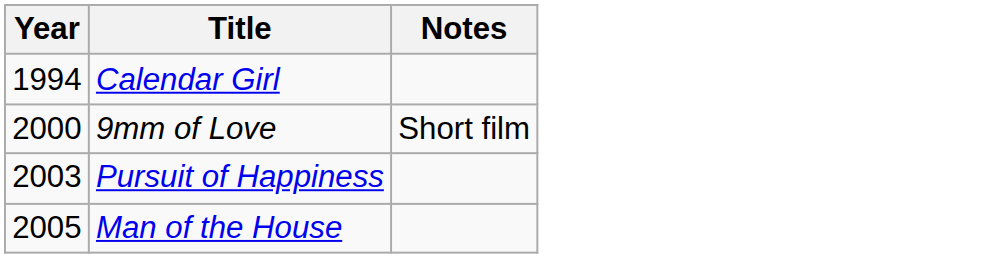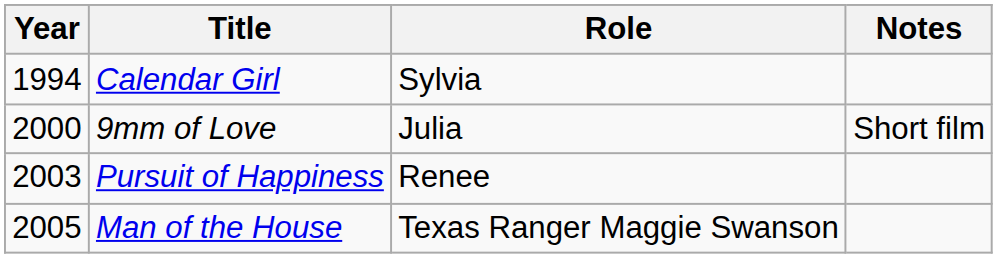+ column: (618, 29)
